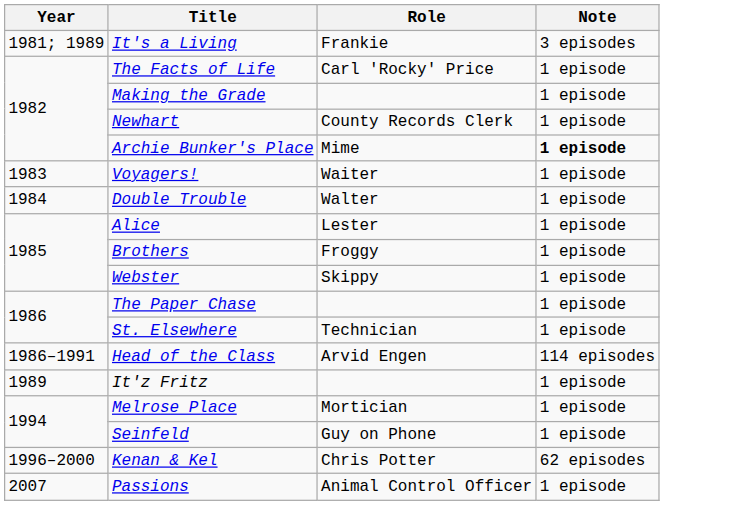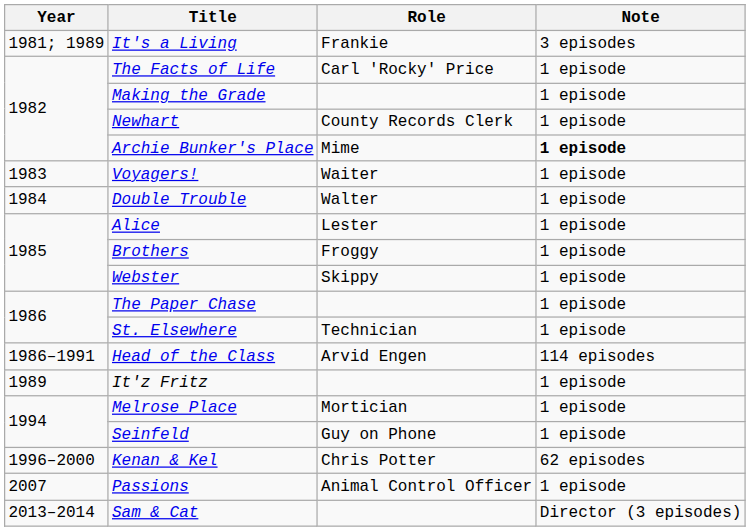+ row: (155, 513)
